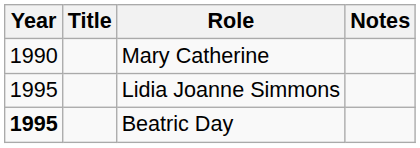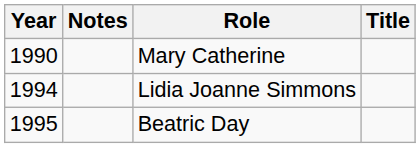columns swapped: (90, 21) <-> (380, 21)
(34, 90) 1995 -> (34, 90) 1994
(34, 124) bold -> (34, 124) normal
